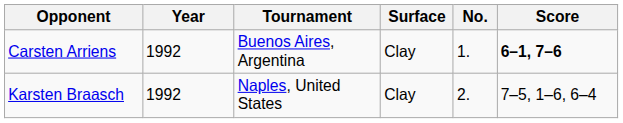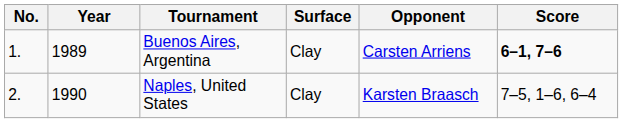columns swapped: (475, 16) <-> (73, 16)
(164, 51) 1992 -> (69, 51) 1989
(164, 94) 1992 -> (69, 94) 1990
